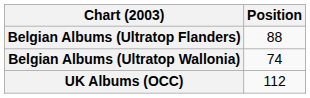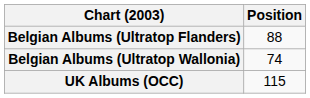(275, 81) 112 -> (275, 81) 115
